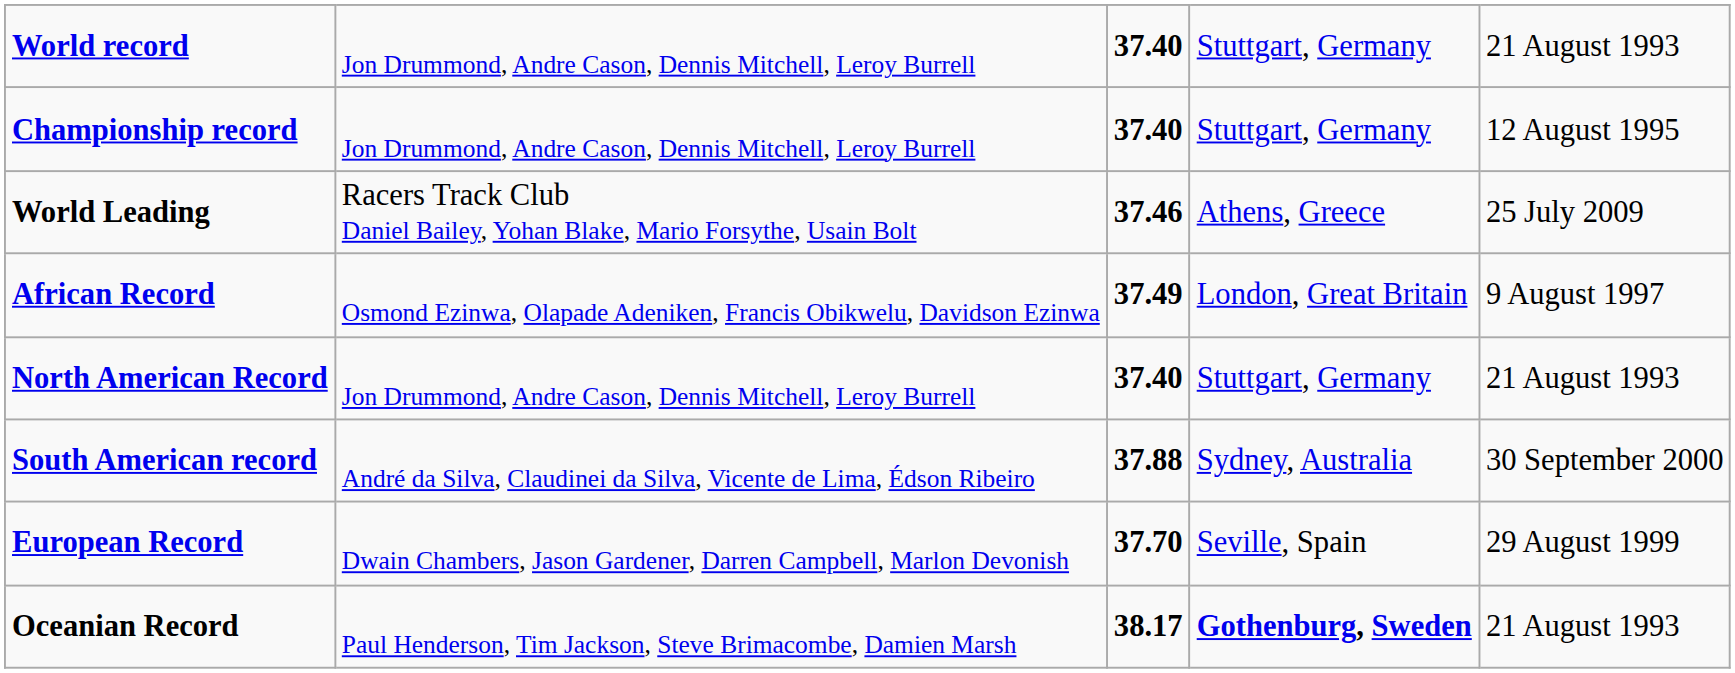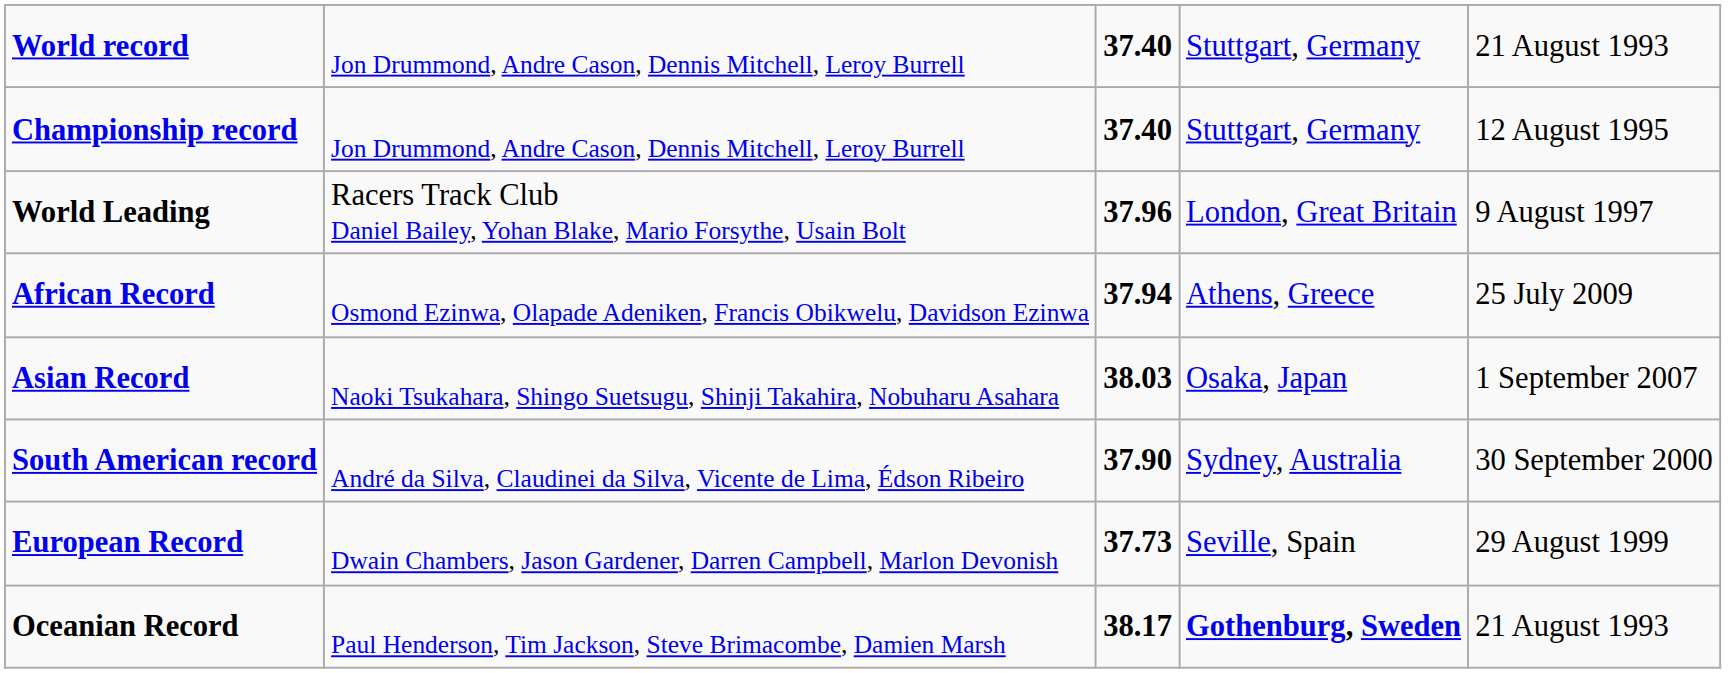(1148, 211) 37.46 -> (1138, 211) 37.96
(1291, 211) Athens, Greece -> (1321, 211) London, Great Britain
(1565, 211) 25 July 2009 -> (1564, 211) 9 August 1997
(1148, 294) 37.49 -> (1138, 294) 37.94
(1332, 294) London, Great Britain -> (1280, 294) Athens, Greece
(1575, 294) 9 August 1997 -> (1554, 294) 25 July 2009
+ row: (101, 377)
- row: (170, 377)
(1148, 460) 37.88 -> (1138, 460) 37.90
(1148, 543) 37.70 -> (1138, 543) 37.73
